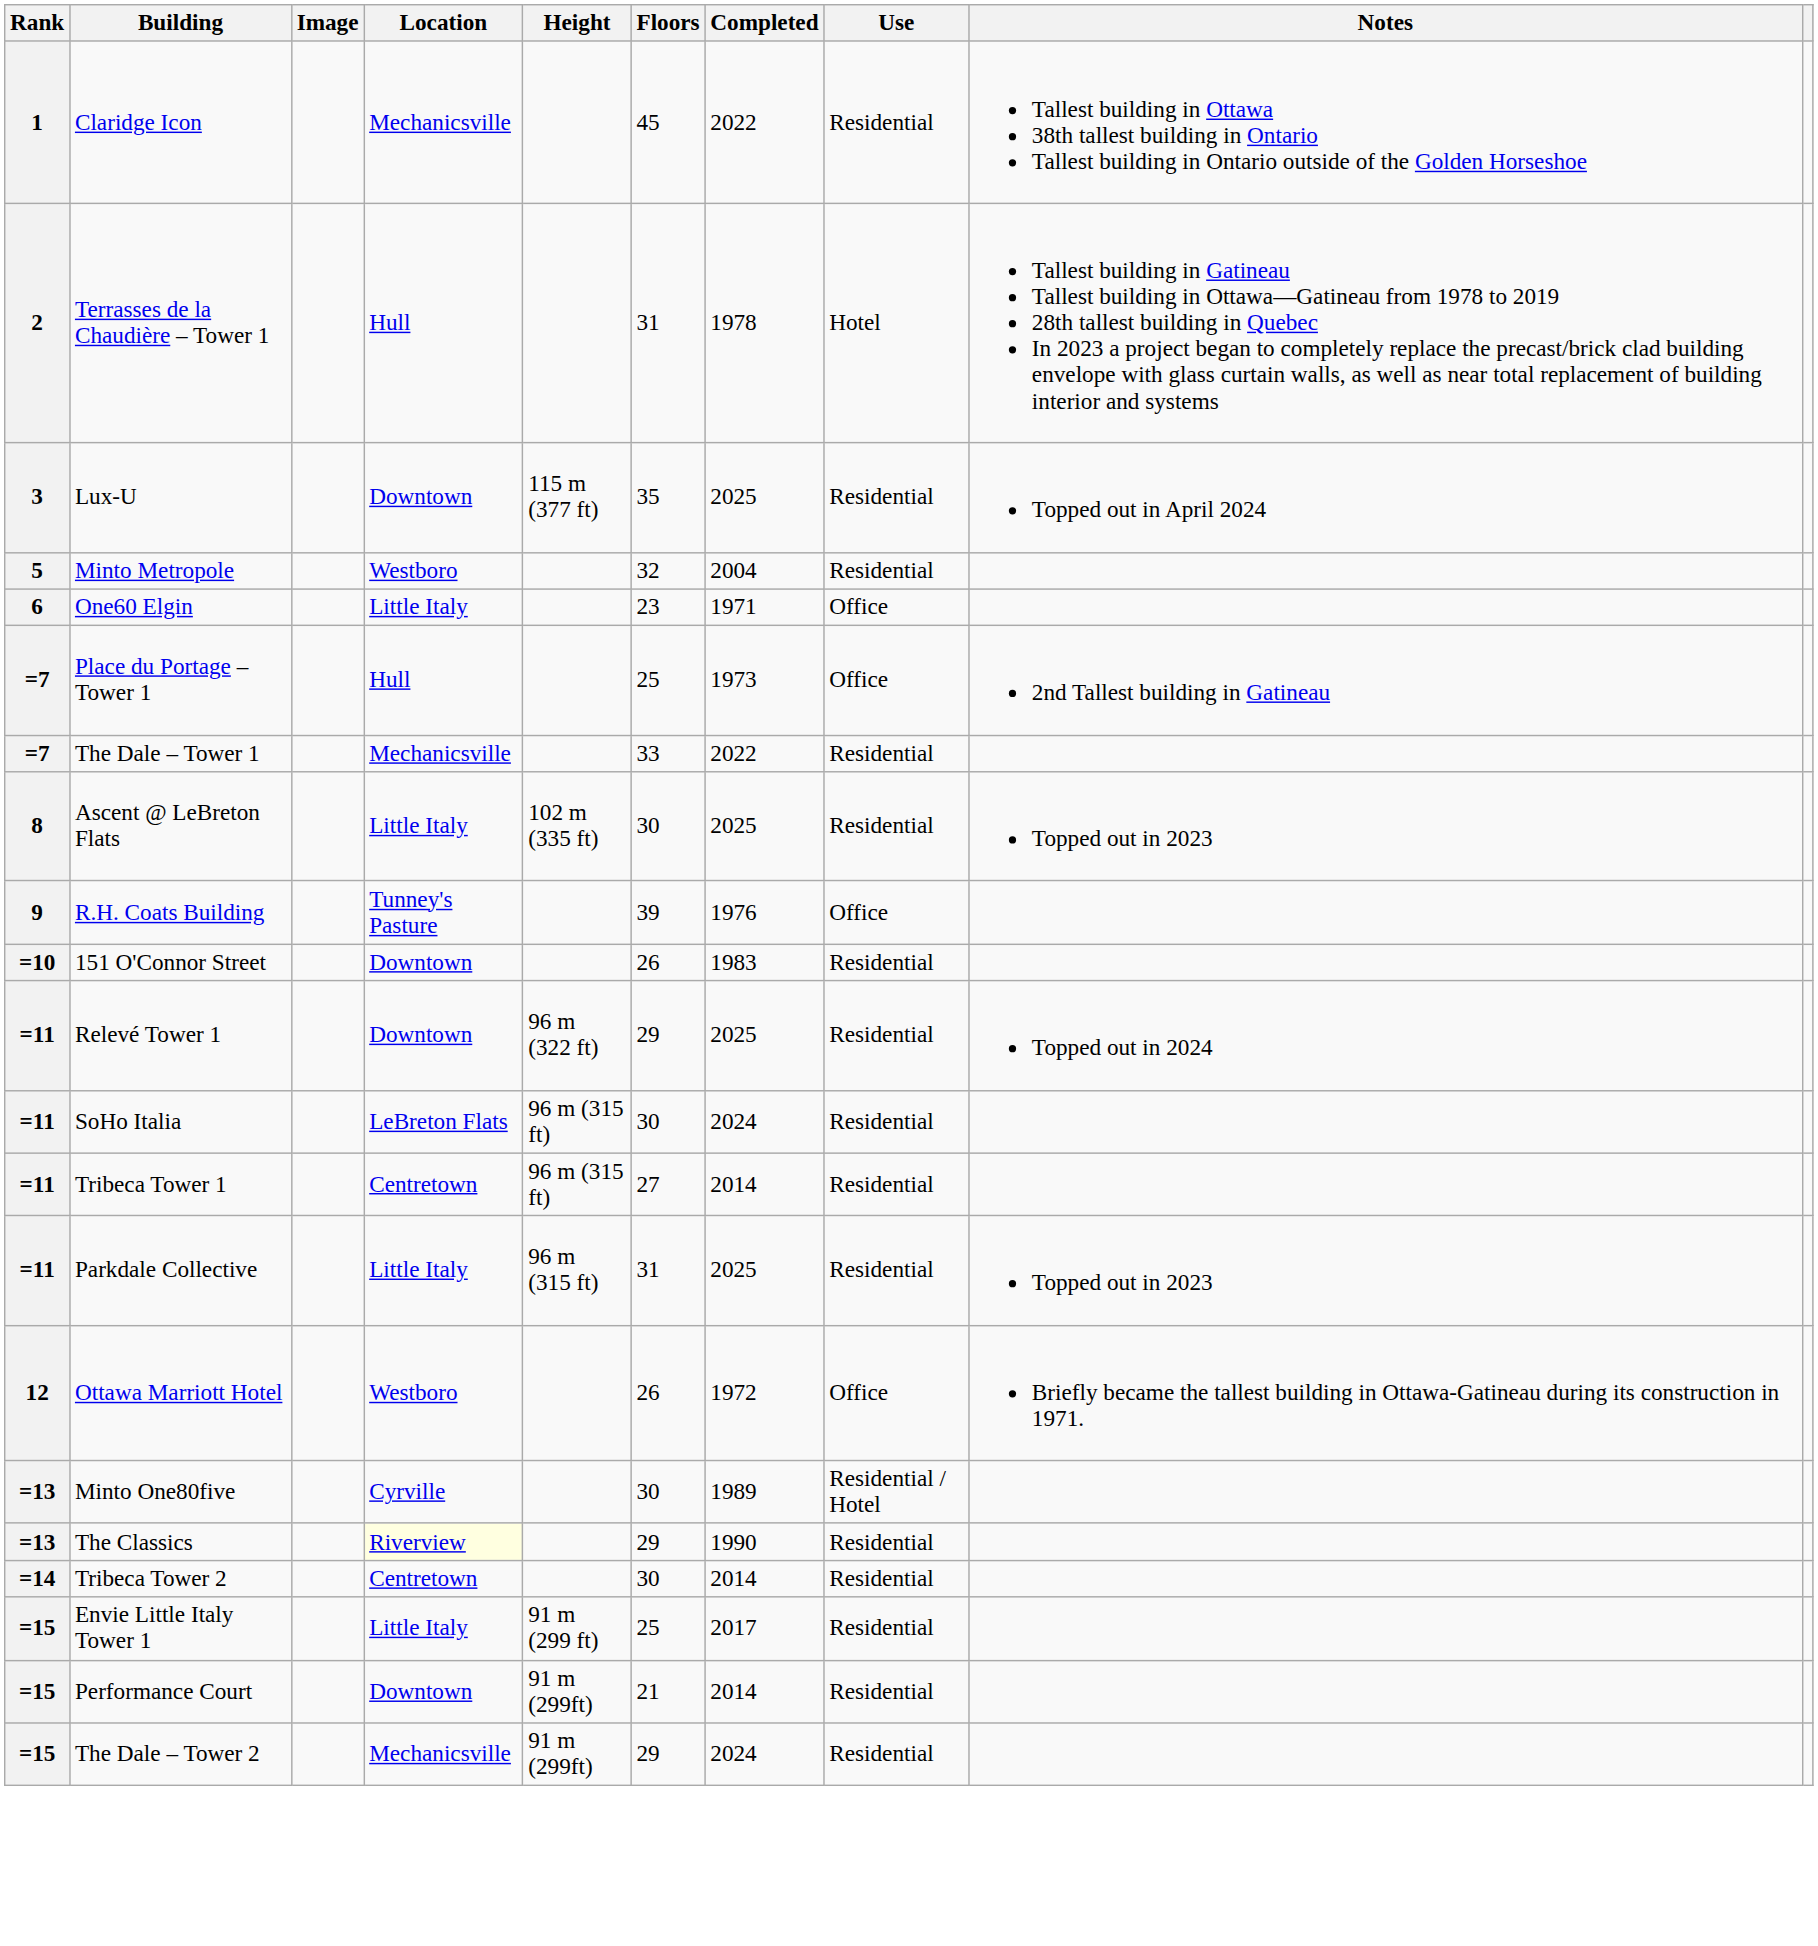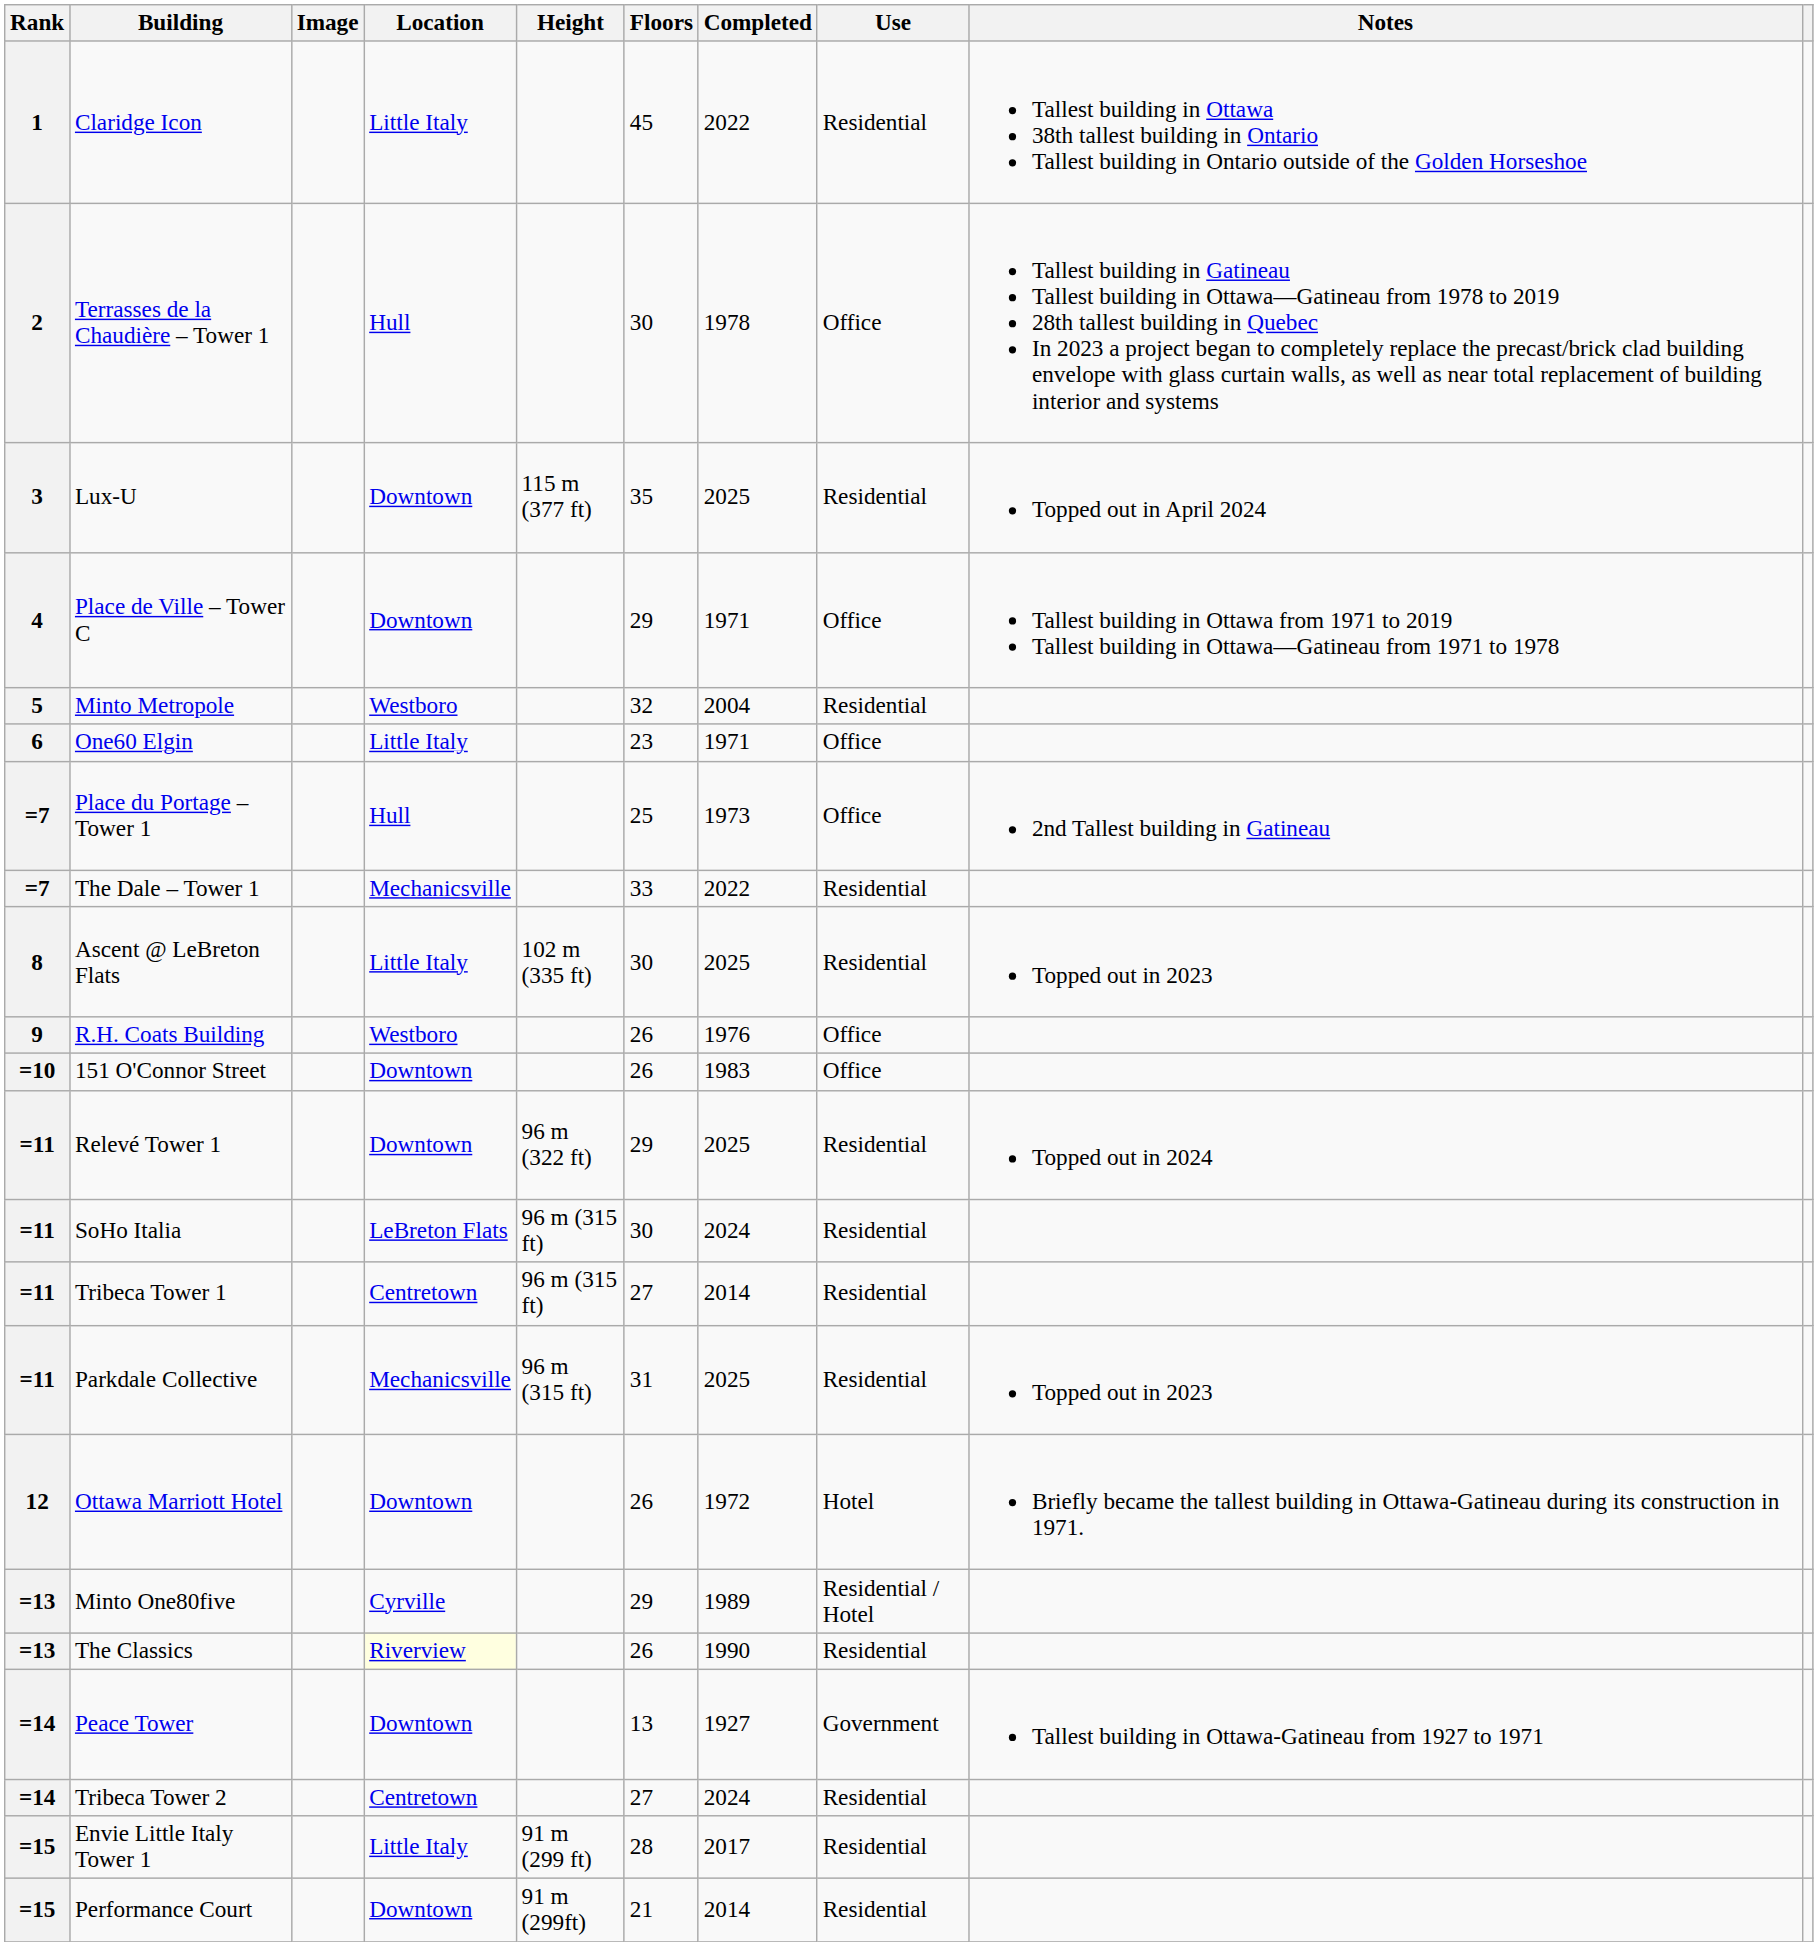(440, 122) Mechanicsville -> (418, 122) Little Italy
(648, 322) 31 -> (641, 322) 30
(855, 322) Hotel -> (852, 322) Office
+ row: (180, 619)
(411, 912) Tunney's Pasture -> (413, 1034) Westboro
(648, 912) 39 -> (641, 1034) 26
(881, 962) Residential -> (852, 1071) Office
(418, 1270) Little Italy -> (440, 1379) Mechanicsville
(413, 1392) Westboro -> (421, 1501) Downtown
(859, 1392) Office -> (848, 1501) Hotel
(648, 1491) 30 -> (641, 1601) 29
(648, 1541) 29 -> (641, 1650) 26
+ row: (134, 1723)
(648, 1578) 30 -> (641, 1796) 27
(734, 1578) 2014 -> (727, 1796) 2024
(648, 1628) 25 -> (641, 1846) 28
- row: (167, 1754)
